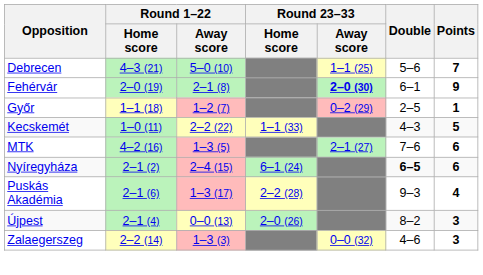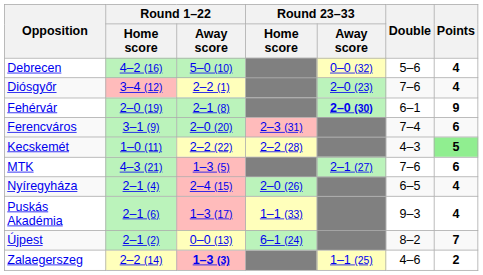(141, 68) 4–3 (21) -> (141, 68) 4–2 (16)
(351, 68) 1–1 (25) -> (351, 68) 0–0 (32)
(456, 68) 7 -> (456, 68) 4
+ row: (32, 87)
+ row: (42, 127)
- row: (21, 107)
(281, 127) 1–1 (33) -> (281, 147) 2–2 (28)
(456, 127) no background -> (456, 147) lightgreen background
(141, 147) 4–2 (16) -> (141, 166) 4–3 (21)
(141, 166) 2–1 (2) -> (141, 186) 2–1 (4)
(281, 166) 6–1 (24) -> (281, 186) 2–0 (26)
(410, 166) bold -> (410, 186) normal
(456, 166) 6 -> (456, 186) 4
(281, 193) 2–2 (28) -> (281, 213) 1–1 (33)
(141, 220) 2–1 (4) -> (141, 240) 2–1 (2)
(281, 220) 2–0 (26) -> (281, 240) 6–1 (24)
(456, 220) 3 -> (456, 240) 7
(211, 240) normal -> (211, 260) bold
(351, 240) 0–0 (32) -> (351, 260) 1–1 (25)
(456, 240) 3 -> (456, 260) 2
